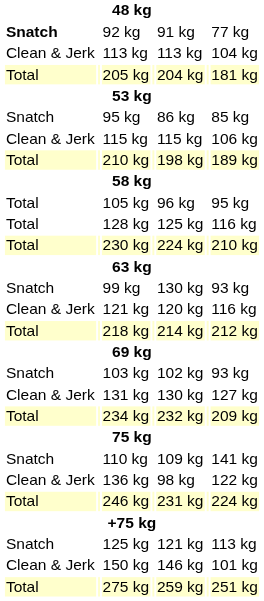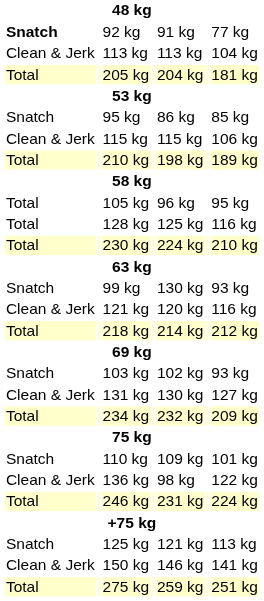(235, 458) 141 kg -> (235, 458) 101 kg
(235, 565) 101 kg -> (235, 565) 141 kg
